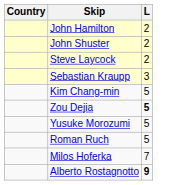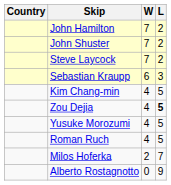+ column: (148, 12)
(146, 172) bold -> (161, 172) normal
